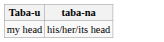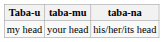+ column: (68, 12)
